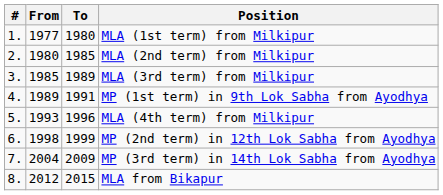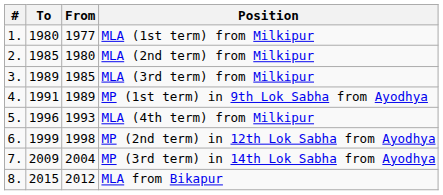columns swapped: (44, 15) <-> (80, 15)
